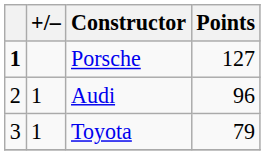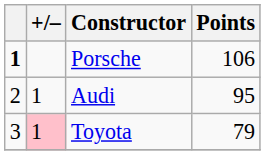(238, 59) 127 -> (238, 59) 106
(244, 95) 96 -> (244, 95) 95
(37, 131) no background -> (37, 131) pink background
